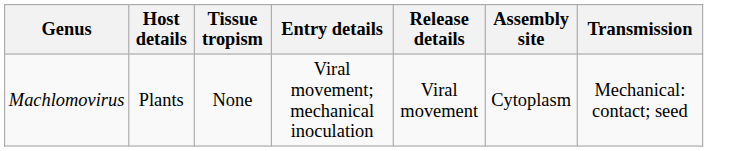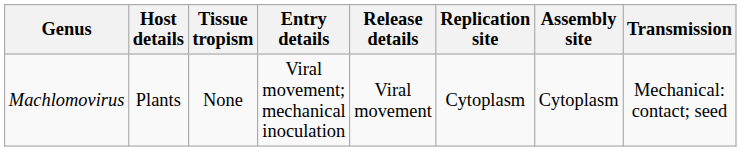+ column: (485, 29)
